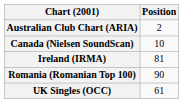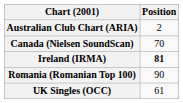(159, 43) 10 -> (159, 43) 70
(159, 59) normal -> (159, 59) bold
